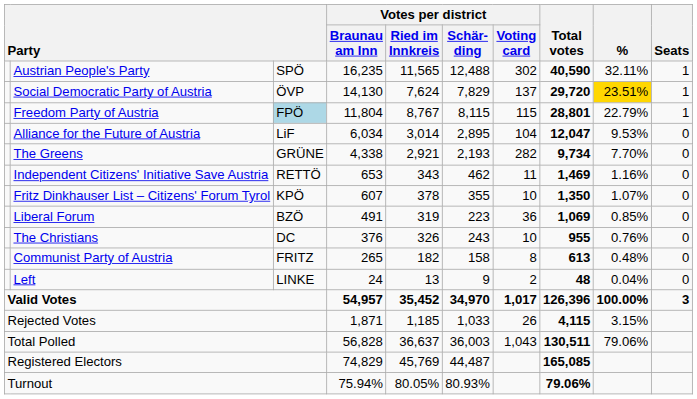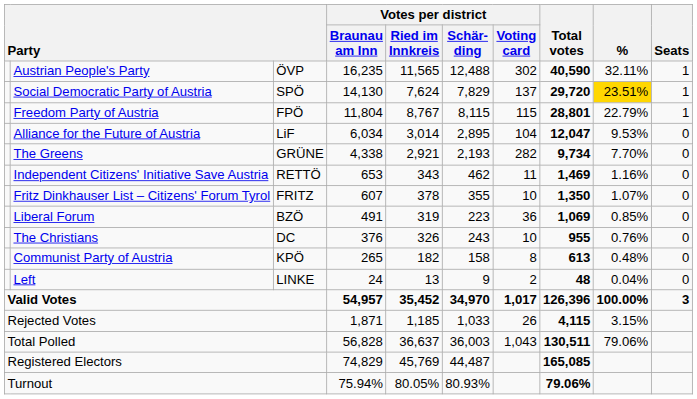(290, 71) SPÖ -> (290, 71) ÖVP
(290, 92) ÖVP -> (290, 92) SPÖ
(290, 112) lightblue background -> (290, 112) no background
(290, 196) KPÖ -> (295, 196) FRITZ
(295, 258) FRITZ -> (290, 258) KPÖ
